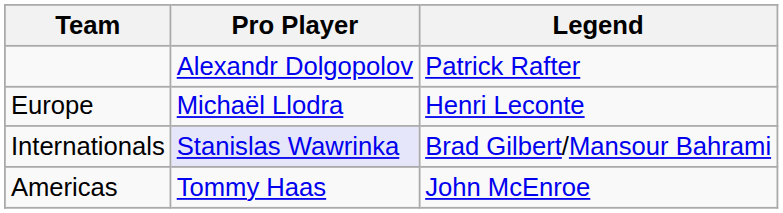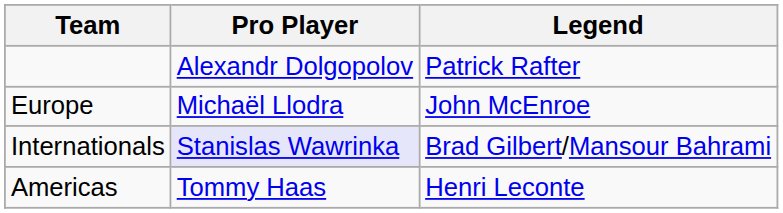(505, 107) Henri Leconte -> (508, 107) John McEnroe
(508, 188) John McEnroe -> (505, 188) Henri Leconte
